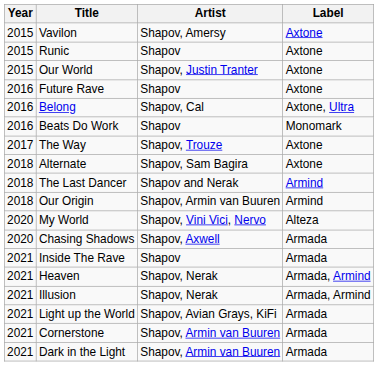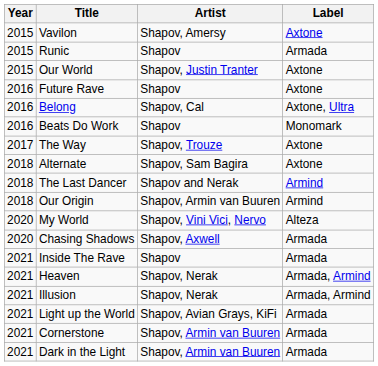(304, 51) Axtone -> (306, 51) Armada
